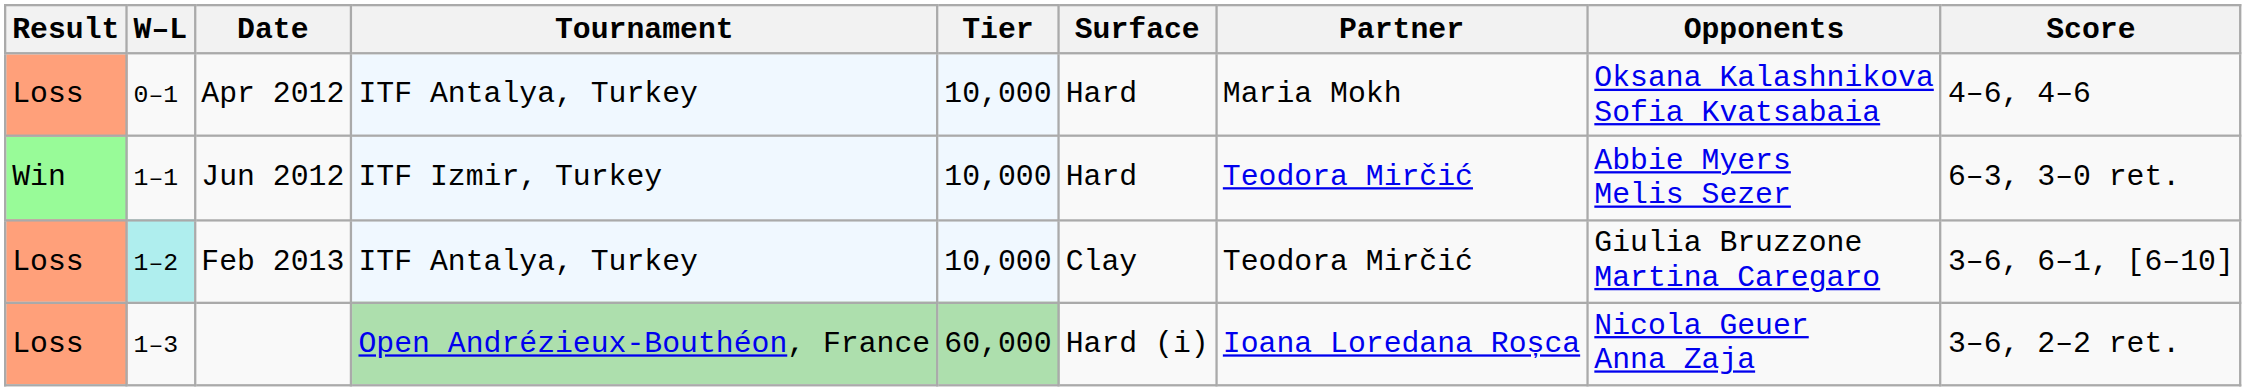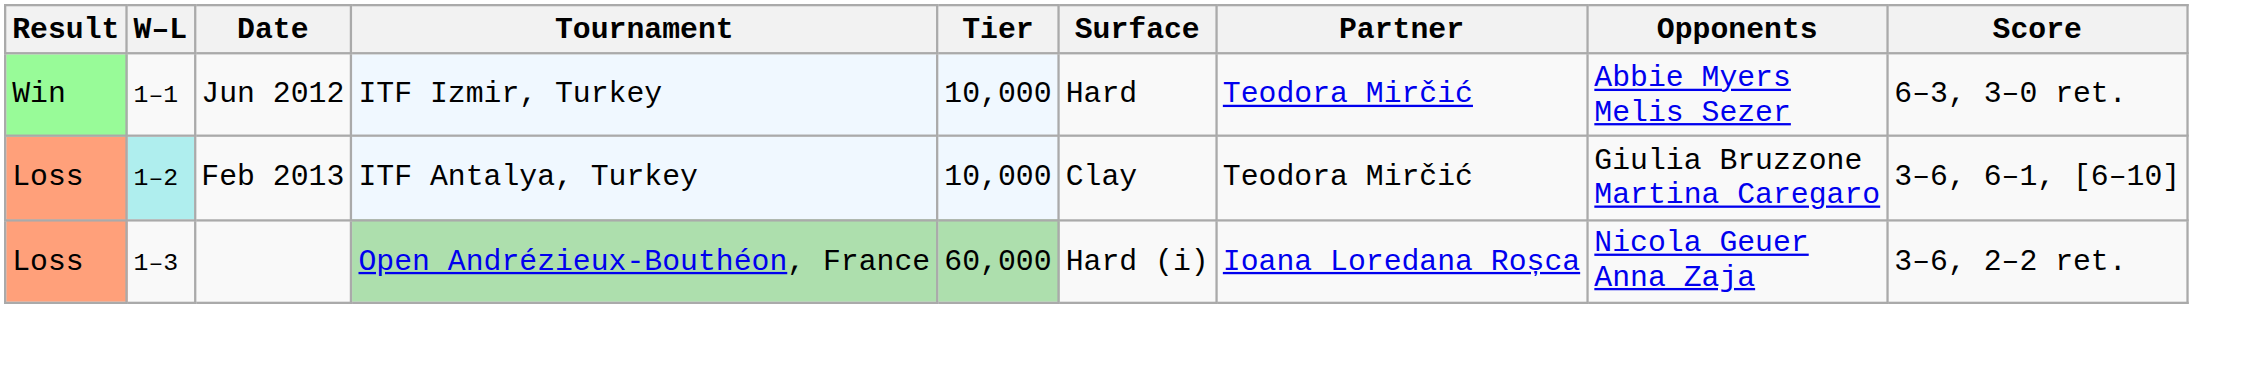- row: (273, 95)
